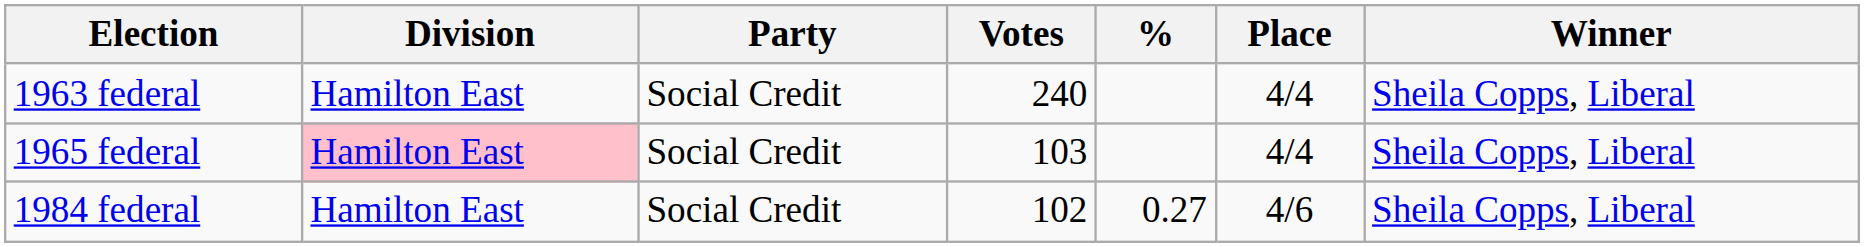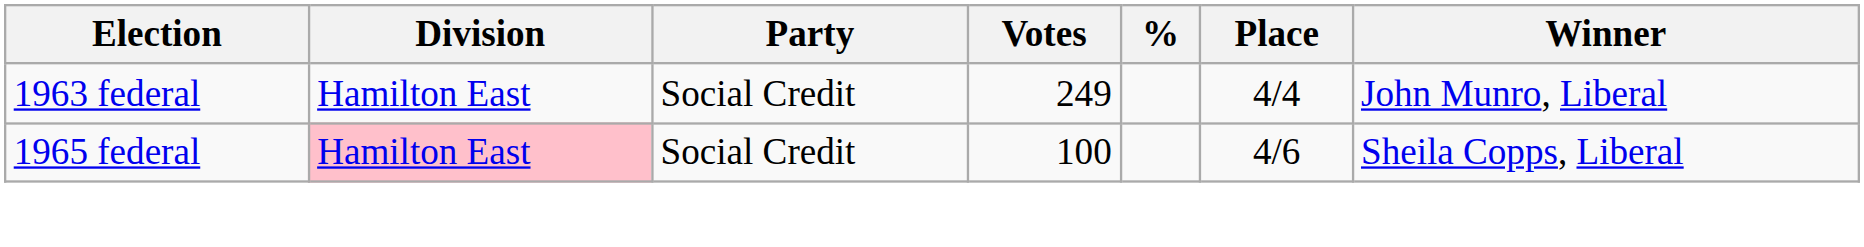(1059, 92) 240 -> (1084, 92) 249
(1533, 92) Sheila Copps, Liberal -> (1514, 92) John Munro, Liberal
(1059, 151) 103 -> (1084, 151) 100
(1289, 151) 4/4 -> (1277, 151) 4/6
- row: (107, 210)
